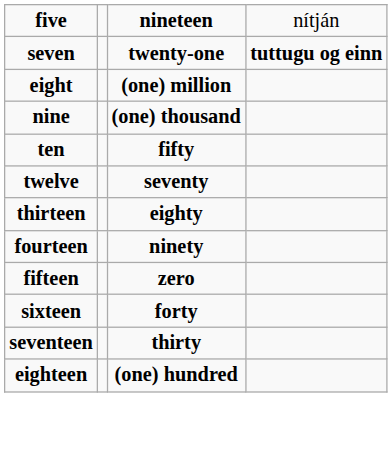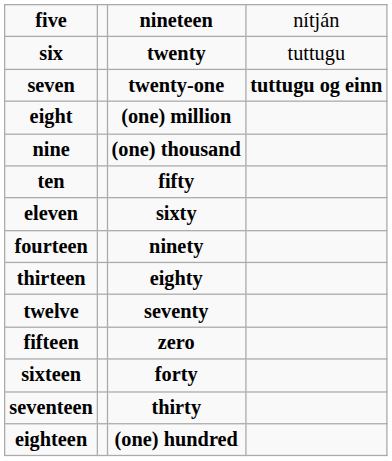+ row: (51, 52)
+ row: (51, 213)
rows swapped: (51, 181) <-> (51, 246)
